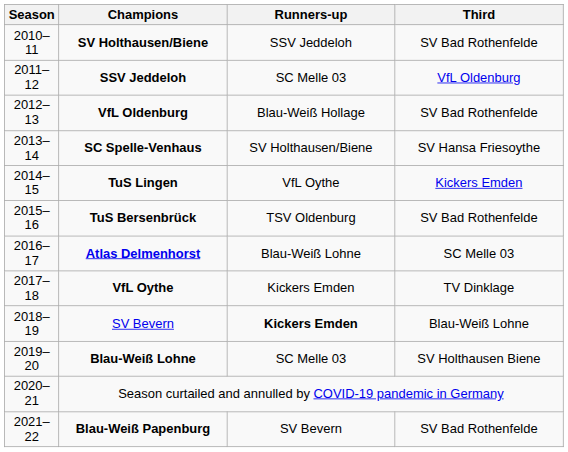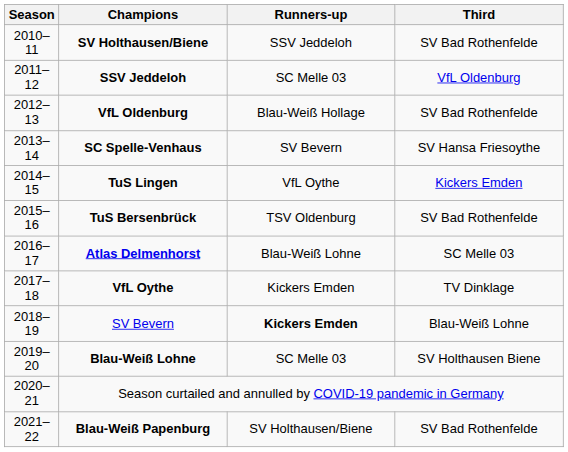(311, 148) SV Holthausen/Biene -> (311, 148) SV Bevern
(311, 429) SV Bevern -> (311, 429) SV Holthausen/Biene
